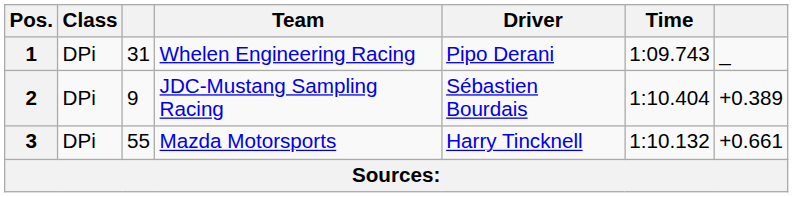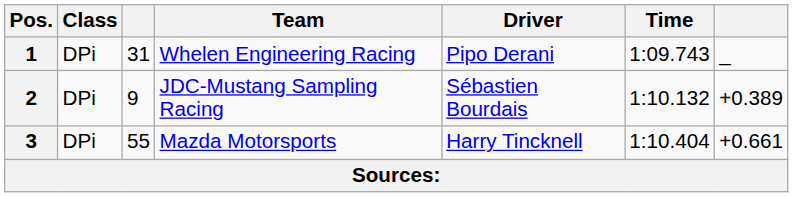(669, 97) 1:10.404 -> (669, 97) 1:10.132
(669, 142) 1:10.132 -> (669, 142) 1:10.404
